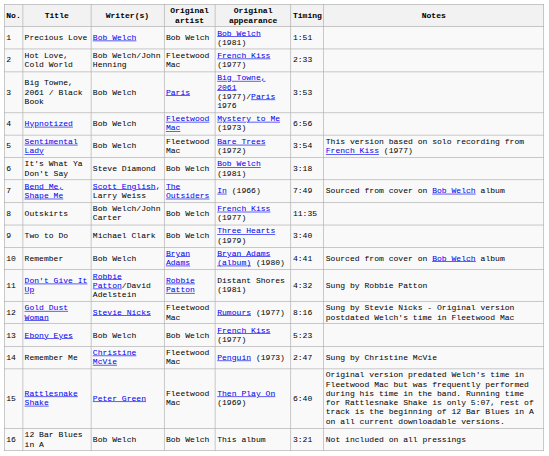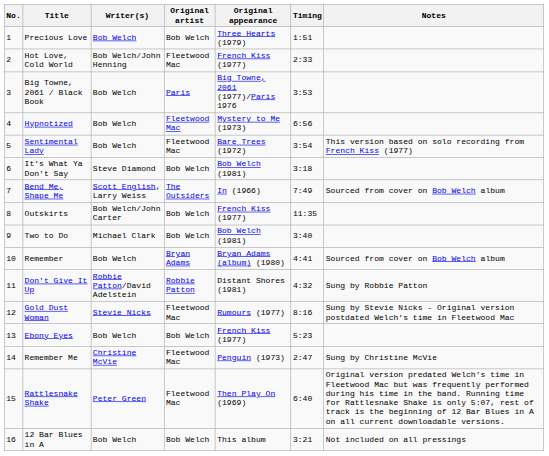(239, 38) Bob Welch (1981) -> (246, 38) Three Hearts (1979)
(246, 236) Three Hearts (1979) -> (239, 236) Bob Welch (1981)
